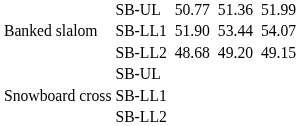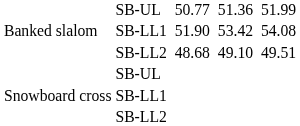(235, 31) 53.44 -> (235, 31) 53.42
(279, 31) 54.07 -> (279, 31) 54.08
(235, 52) 49.20 -> (235, 52) 49.10
(279, 52) 49.15 -> (279, 52) 49.51
